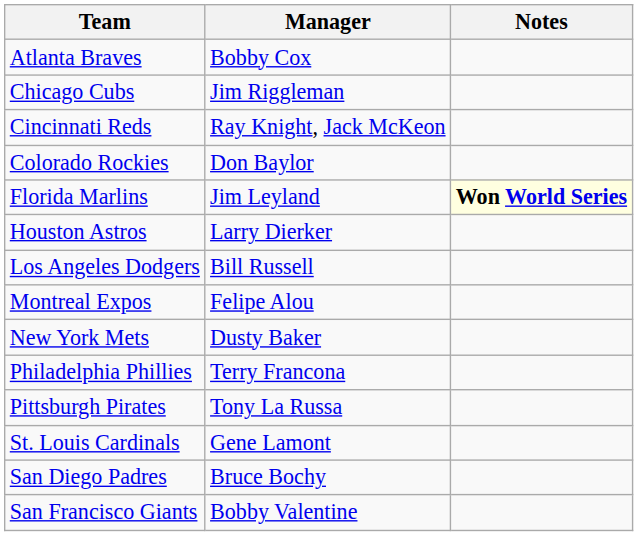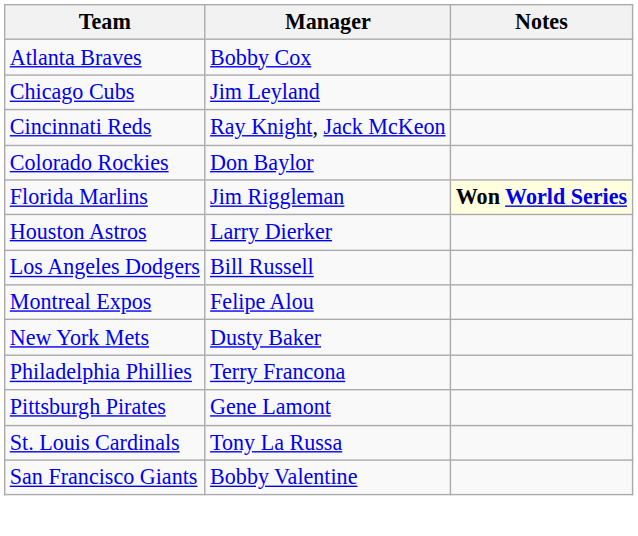(277, 92) Jim Riggleman -> (265, 92) Jim Leyland
(265, 197) Jim Leyland -> (277, 197) Jim Riggleman
(276, 407) Tony La Russa -> (270, 407) Gene Lamont
(270, 442) Gene Lamont -> (276, 442) Tony La Russa
- row: (88, 477)
